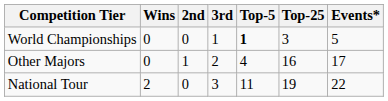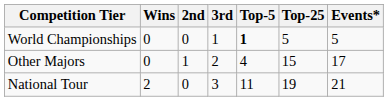(285, 38) 3 -> (285, 38) 5
(289, 61) 16 -> (289, 61) 15
(338, 84) 22 -> (338, 84) 21
